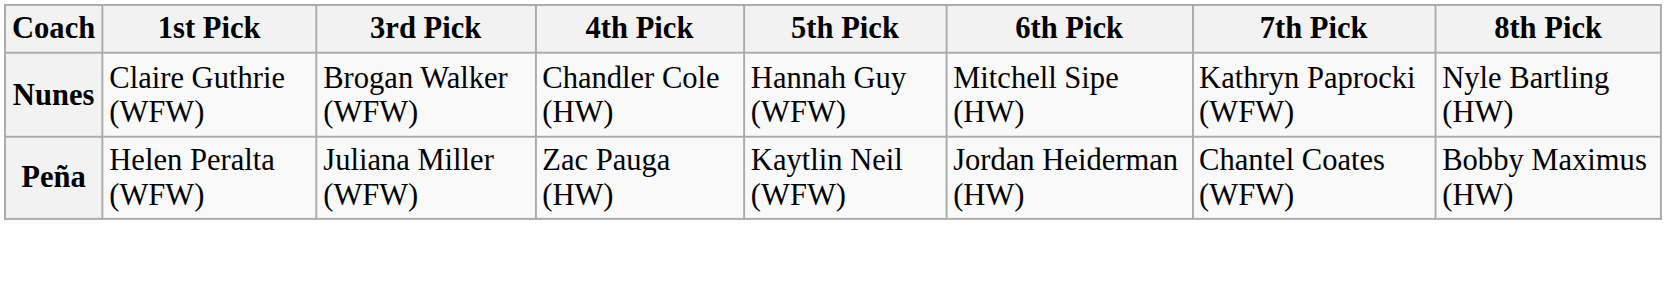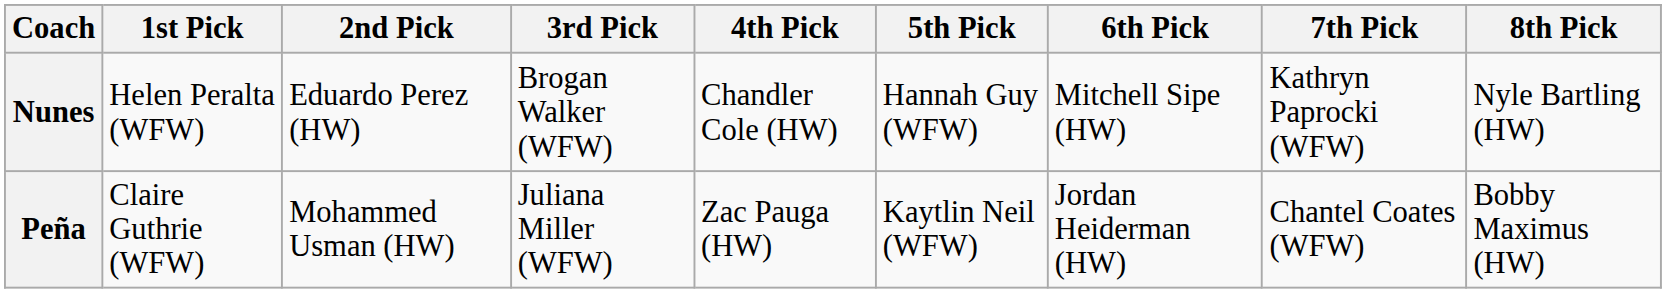+ column: (396, 28)
(197, 94) Claire Guthrie (WFW) -> (192, 111) Helen Peralta (WFW)
(192, 177) Helen Peralta (WFW) -> (157, 228) Claire Guthrie (WFW)
